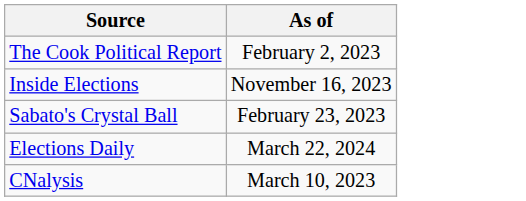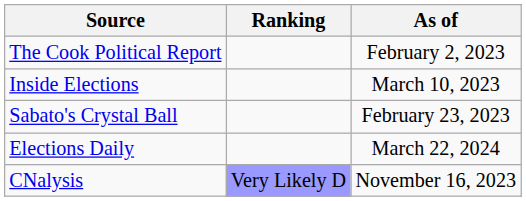+ column: (288, 20)
(311, 84) November 16, 2023 -> (436, 84) March 10, 2023
(311, 180) March 10, 2023 -> (436, 180) November 16, 2023
